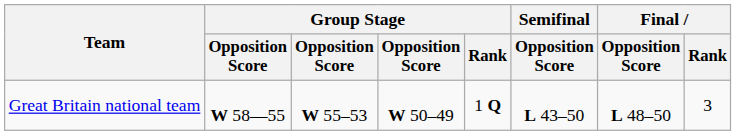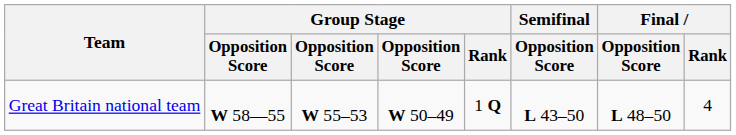(708, 105) 3 -> (708, 105) 4
